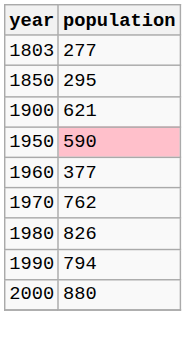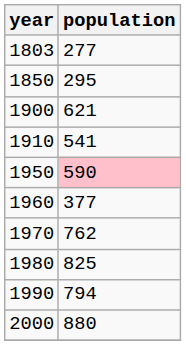+ row: (32, 142)
(80, 234) 826 -> (80, 264) 825
